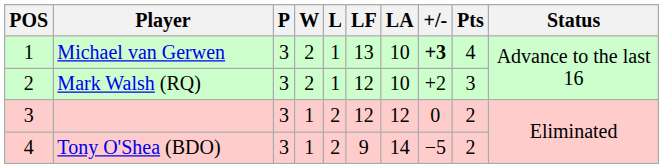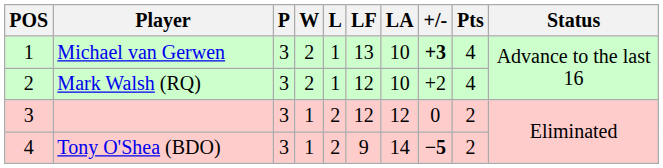(470, 83) 3 -> (470, 83) 4
(435, 147) normal -> (435, 147) bold
